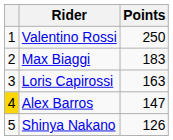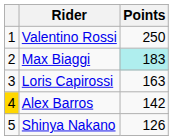(154, 59) no background -> (154, 59) paleturquoise background
(154, 103) 147 -> (154, 103) 142
